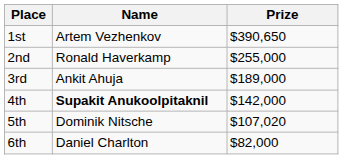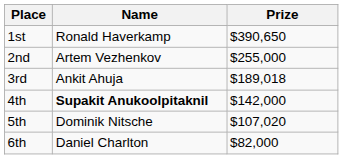(108, 36) Artem Vezhenkov -> (113, 36) Ronald Haverkamp
(113, 57) Ronald Haverkamp -> (108, 57) Artem Vezhenkov
(258, 79) $189,000 -> (258, 79) $189,018
